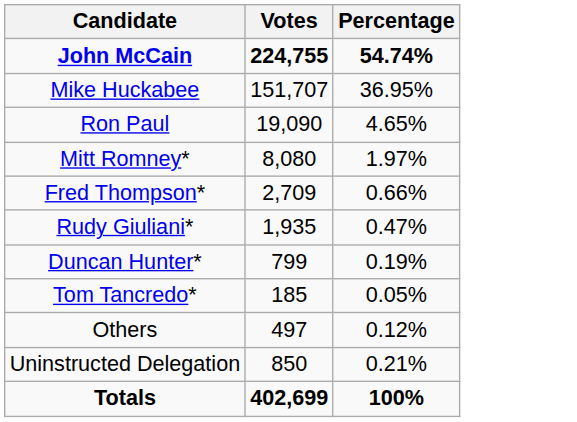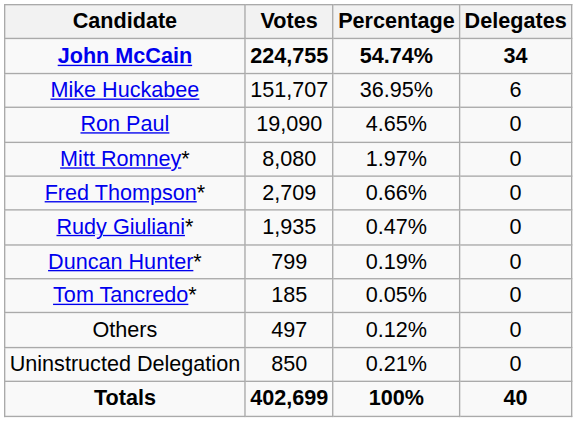+ column: (516, 21)
